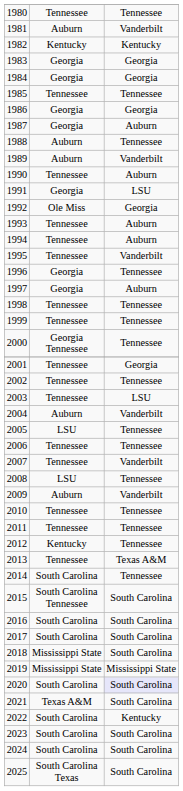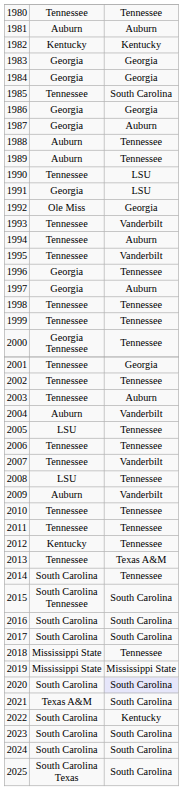(141, 28) Vanderbilt -> (141, 28) Auburn
(141, 93) Tennessee -> (141, 93) South Carolina
(141, 158) Vanderbilt -> (141, 158) Tennessee
(141, 175) Auburn -> (141, 175) LSU
(141, 223) Auburn -> (141, 223) Vanderbilt
(141, 397) LSU -> (141, 397) Auburn
(141, 652) South Carolina -> (141, 652) Tennessee
